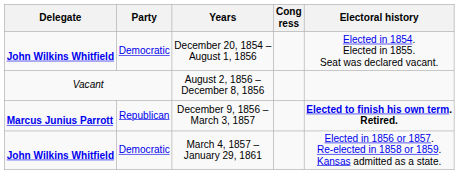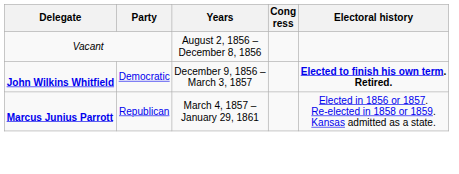- row: (223, 51)
(60, 121) Marcus Junius Parrott -> (60, 82) John Wilkins Whitfield
(144, 115) Republican -> (144, 77) Democratic
(60, 155) John Wilkins Whitfield -> (60, 117) Marcus Junius Parrott
(144, 150) Democratic -> (144, 111) Republican
